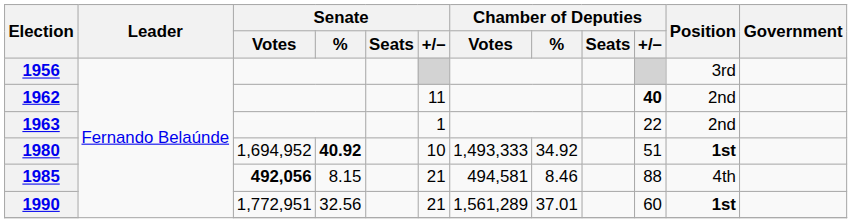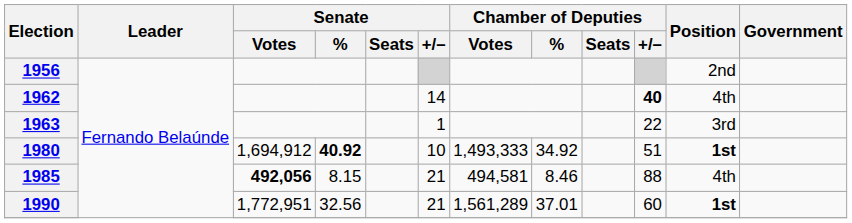(724, 71) 3rd -> (722, 71) 2nd
(437, 97) 11 -> (436, 97) 14
(722, 97) 2nd -> (724, 97) 4th
(722, 124) 2nd -> (724, 124) 3rd
(274, 151) 1,694,952 -> (274, 151) 1,694,912
